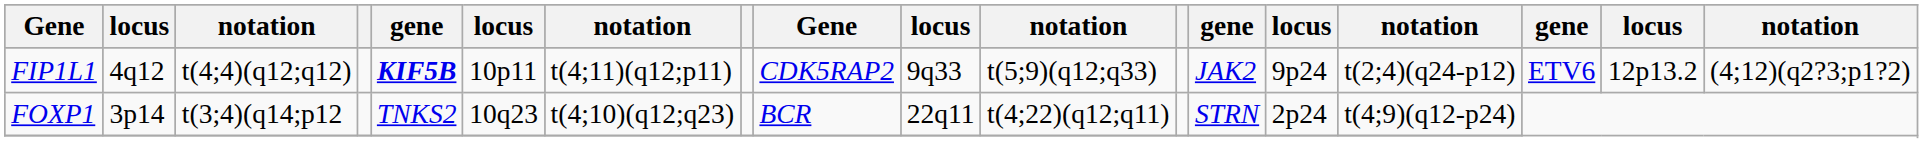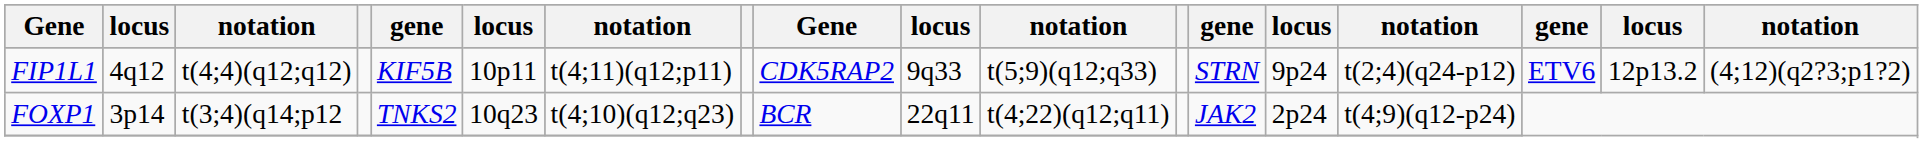(417, 69) bold -> (414, 69) normal
(1225, 69) JAK2 -> (1227, 69) STRN
(1227, 113) STRN -> (1225, 113) JAK2
